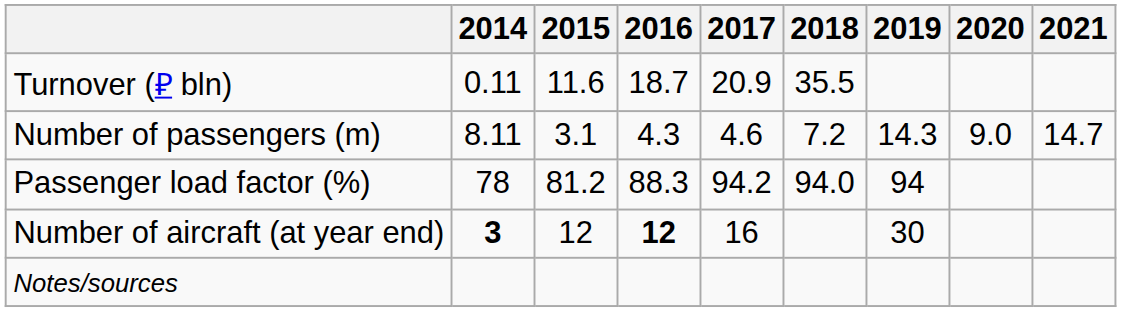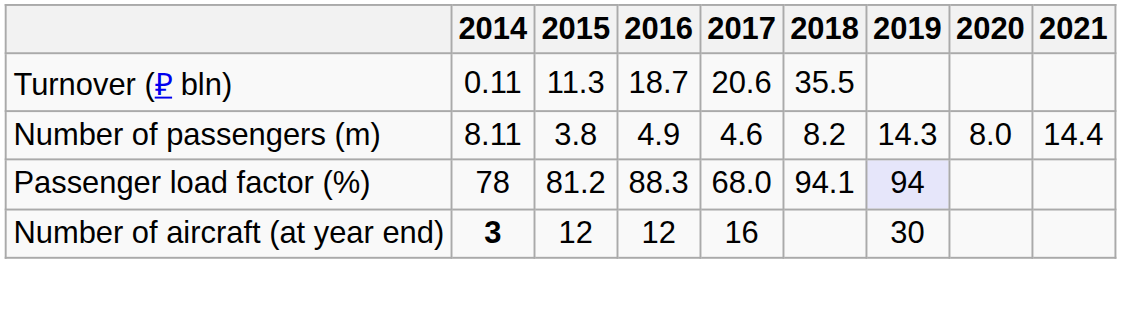(576, 81) 11.6 -> (576, 81) 11.3
(742, 81) 20.9 -> (742, 81) 20.6
(576, 134) 3.1 -> (576, 134) 3.8
(659, 134) 4.3 -> (659, 134) 4.9
(825, 134) 7.2 -> (825, 134) 8.2
(990, 134) 9.0 -> (990, 134) 8.0
(1073, 134) 14.7 -> (1073, 134) 14.4
(742, 183) 94.2 -> (742, 183) 68.0
(825, 183) 94.0 -> (825, 183) 94.1
(907, 183) no background -> (907, 183) lavender background
(659, 232) bold -> (659, 232) normal
- row: (96, 283)
